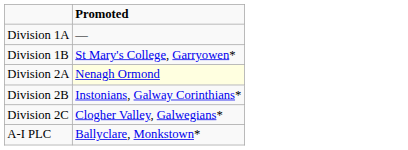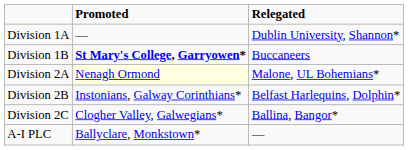+ column: (278, 14)
(155, 54) normal -> (161, 54) bold
